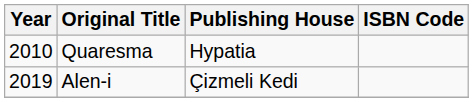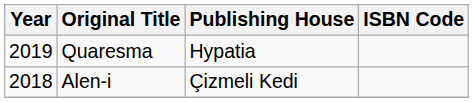(31, 50) 2010 -> (31, 50) 2019
(31, 81) 2019 -> (31, 81) 2018
